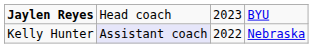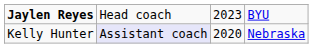(228, 34) 2022 -> (228, 34) 2020
